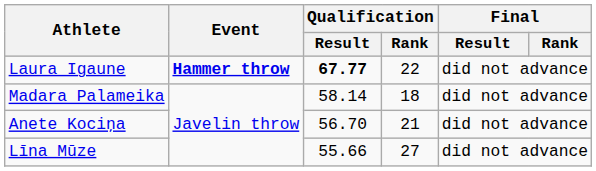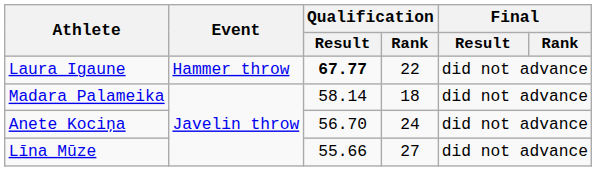(231, 70) bold -> (231, 70) normal
(410, 124) 21 -> (410, 124) 24
